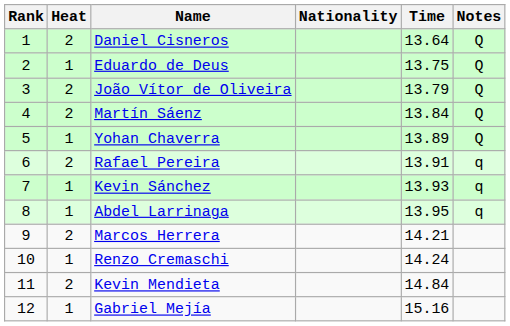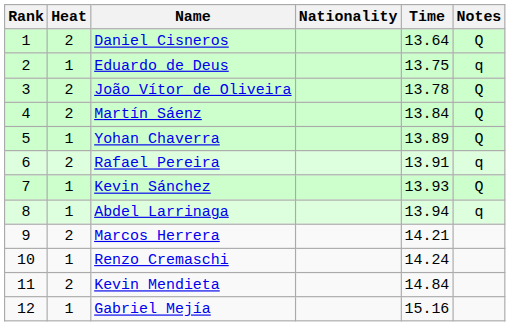(479, 65) Q -> (479, 65) q
(427, 90) 13.79 -> (427, 90) 13.78
(479, 187) q -> (479, 187) Q
(427, 212) 13.95 -> (427, 212) 13.94
